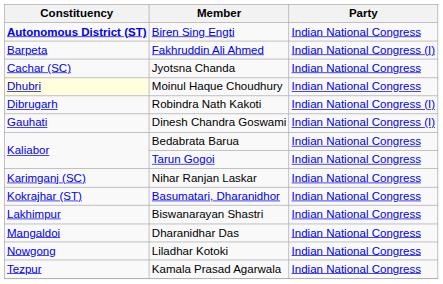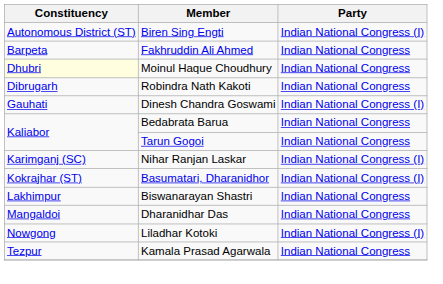(77, 31) bold -> (71, 31) normal
(356, 31) Indian National Congress -> (352, 31) Indian National Congress (I)
(363, 50) Indian National Congress (I) -> (345, 50) Indian National Congress
- row: (193, 68)
(363, 104) Indian National Congress (I) -> (345, 86) Indian National Congress
(356, 178) Indian National Congress -> (352, 159) Indian National Congress (I)
(356, 196) Indian National Congress -> (352, 178) Indian National Congress (I)
(356, 251) Indian National Congress -> (352, 232) Indian National Congress (I)
